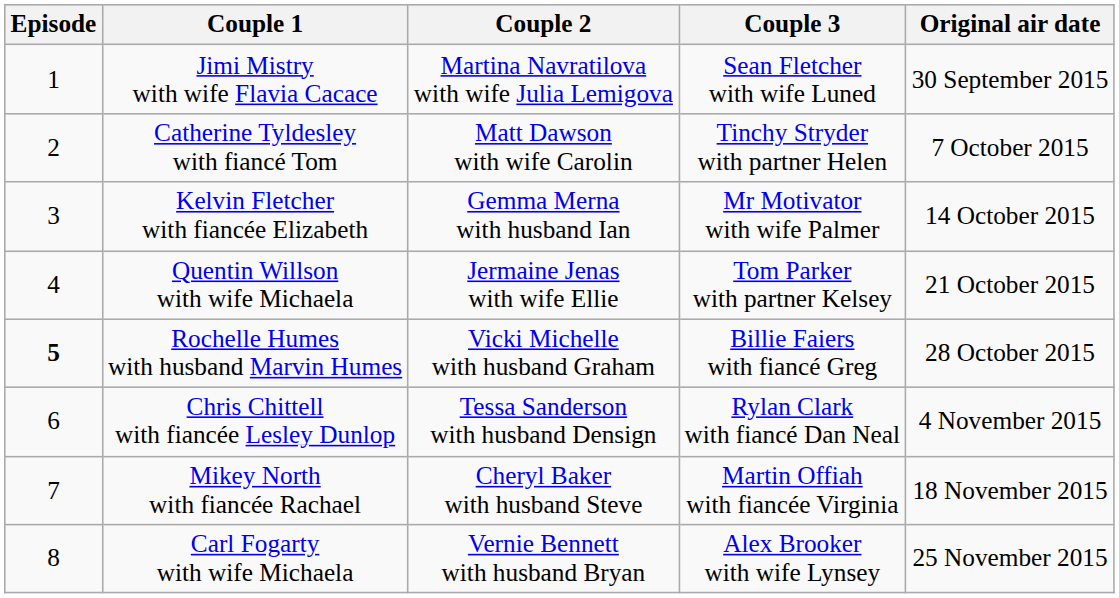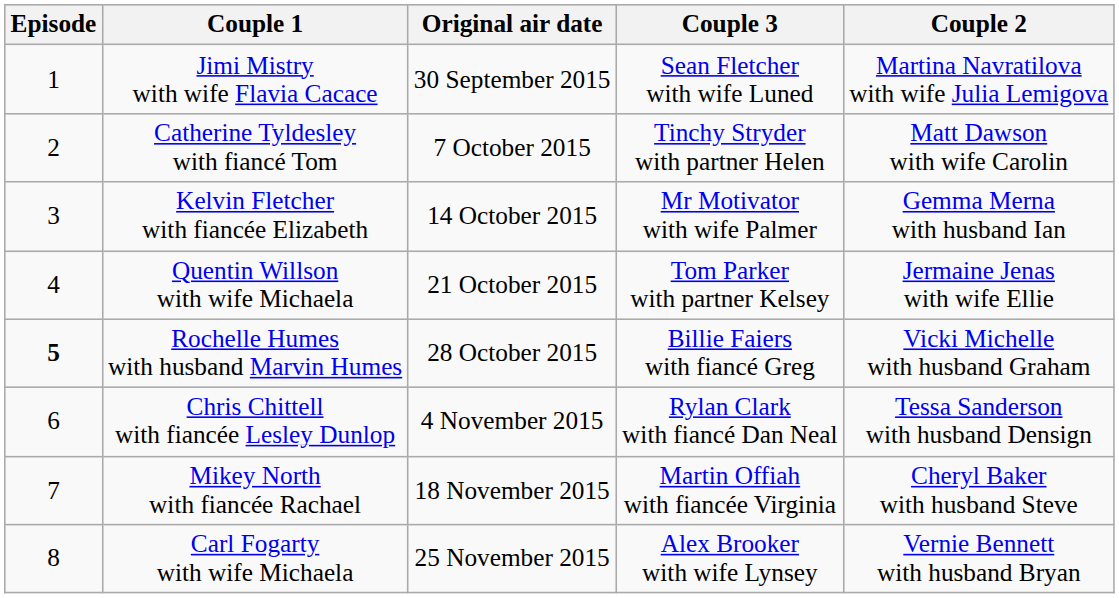columns swapped: (543, 24) <-> (1010, 24)
